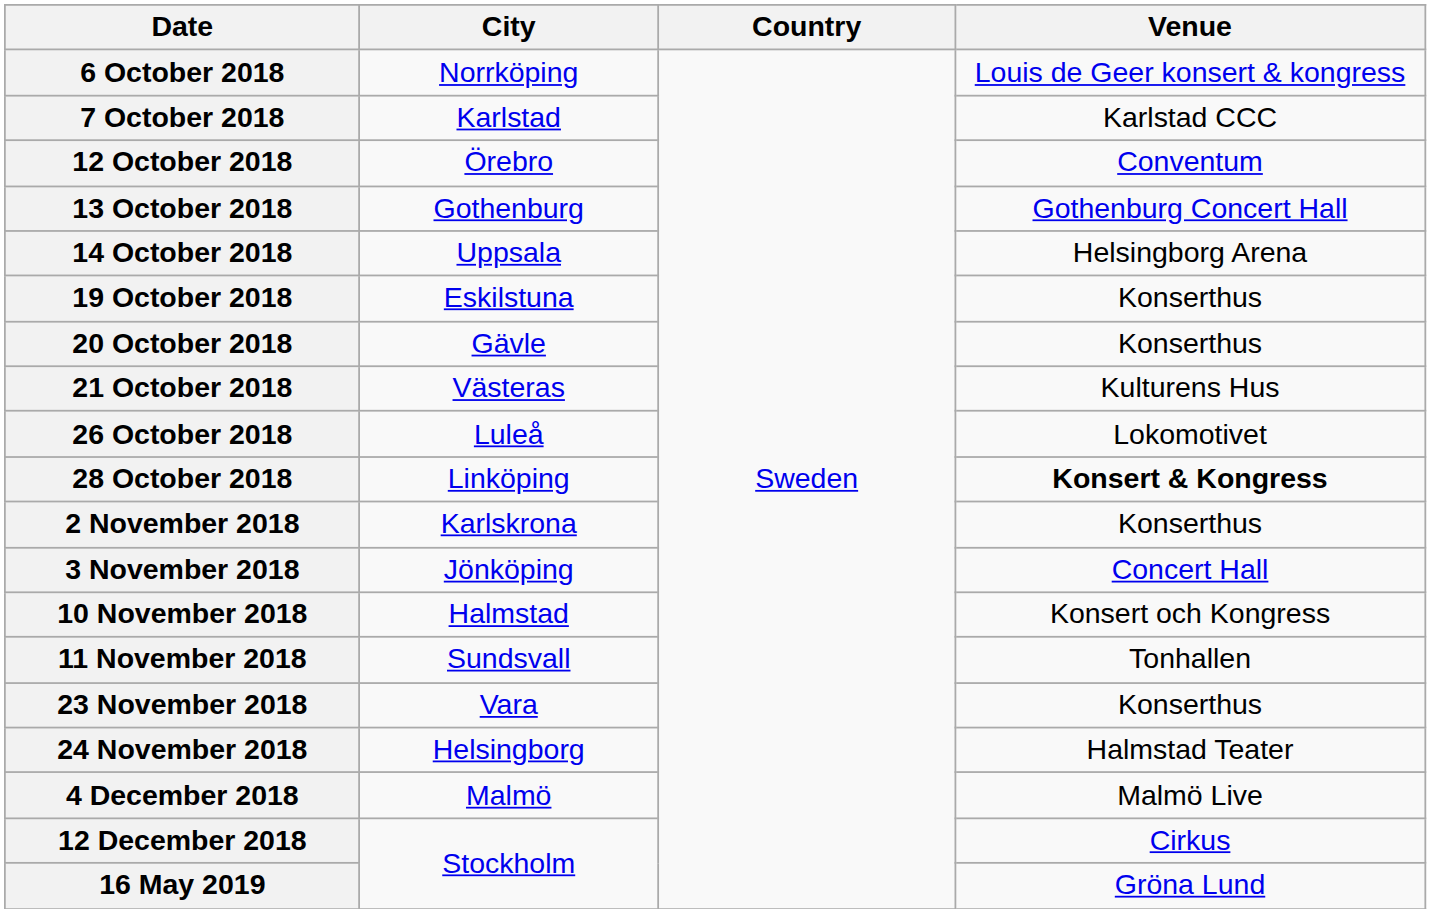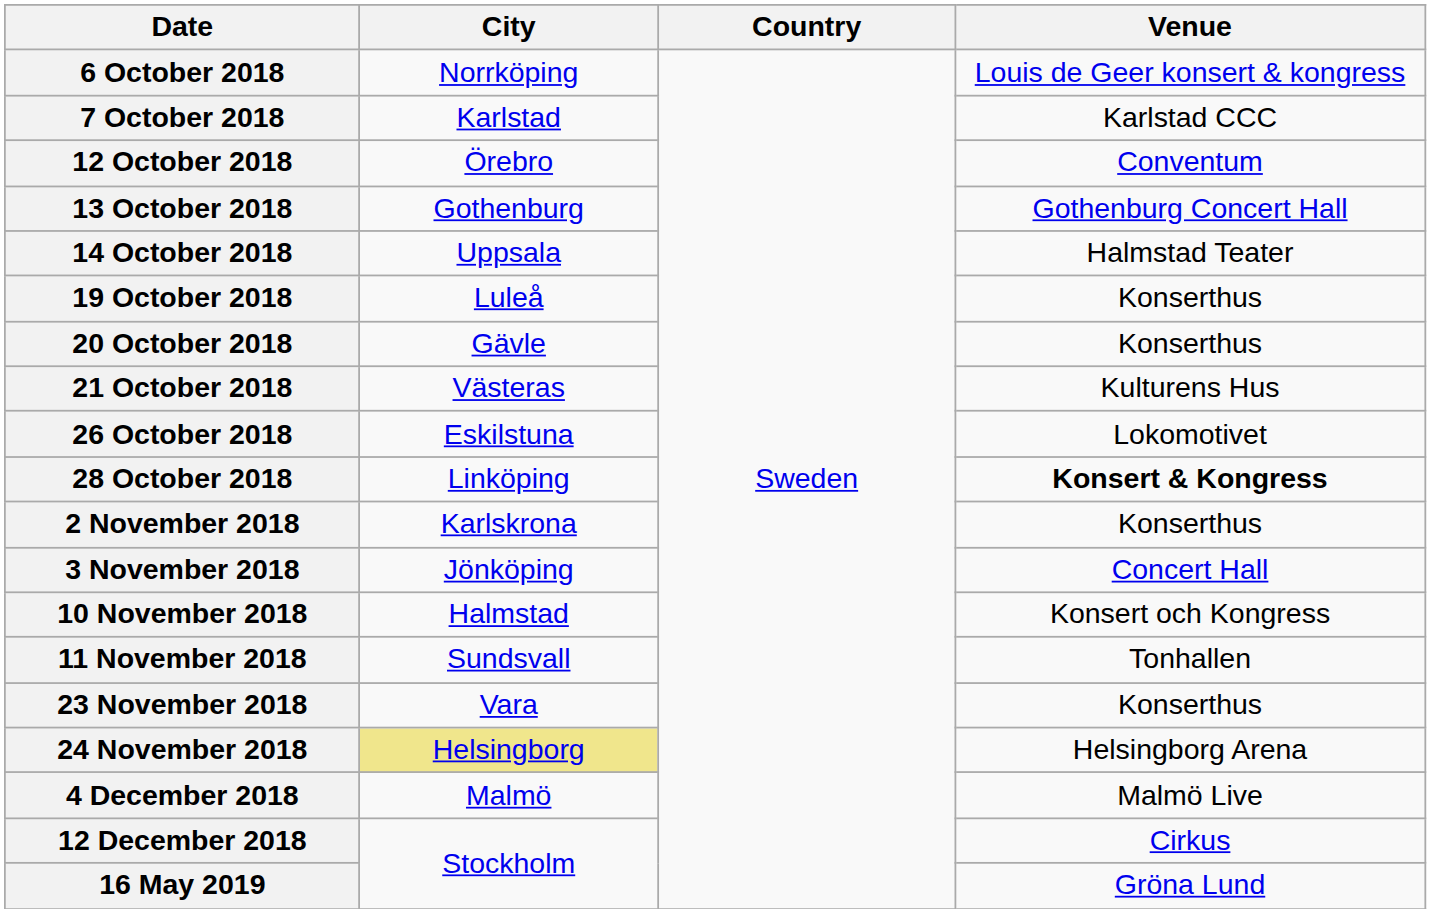(1190, 252) Helsingborg Arena -> (1190, 252) Halmstad Teater
(509, 298) Eskilstuna -> (509, 298) Luleå
(509, 433) Luleå -> (509, 433) Eskilstuna
(509, 749) no background -> (509, 749) khaki background
(1190, 749) Halmstad Teater -> (1190, 749) Helsingborg Arena
